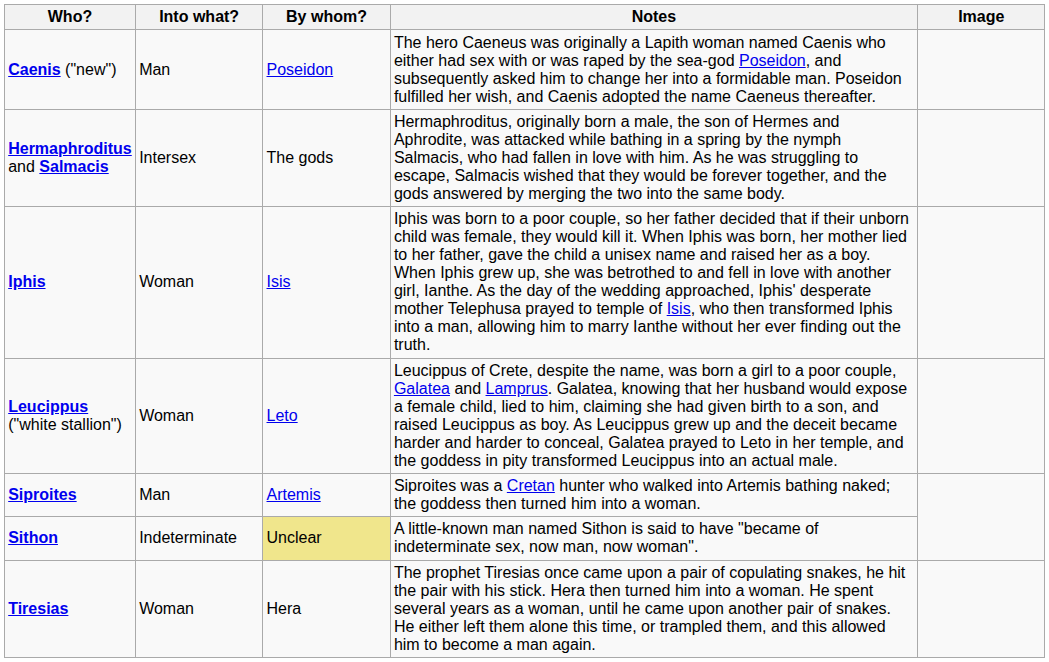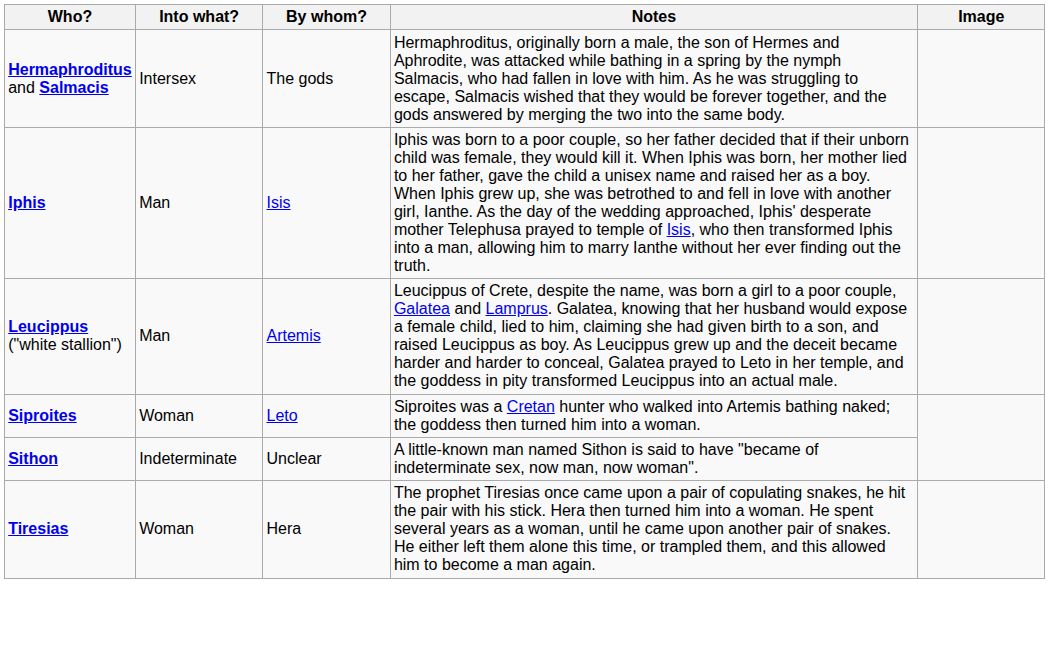- row: (62, 69)
(167, 282) Woman -> (155, 202) Man
(167, 415) Woman -> (155, 336) Man
(282, 415) Leto -> (294, 336) Artemis
(155, 495) Man -> (167, 415) Woman
(294, 495) Artemis -> (282, 415) Leto
(294, 538) khaki background -> (294, 459) no background
